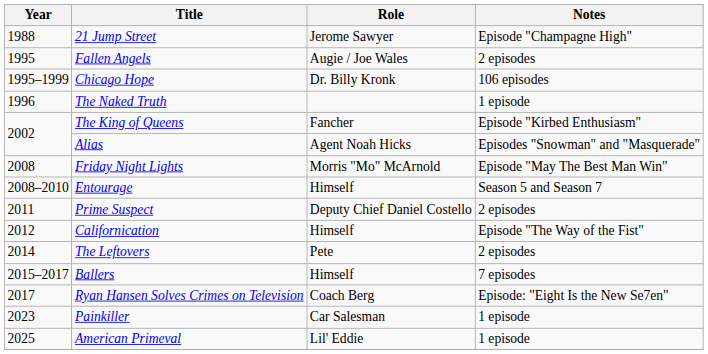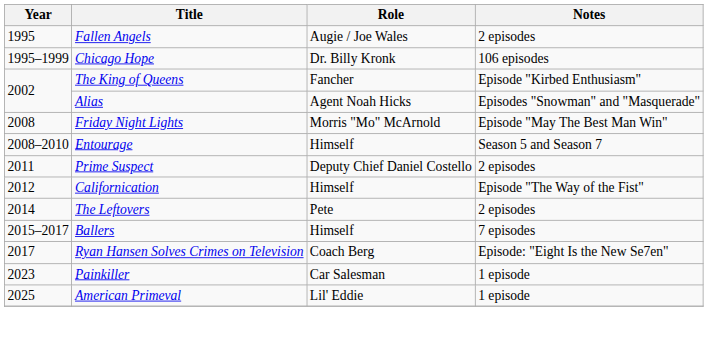- row: (116, 36)
- row: (121, 101)
